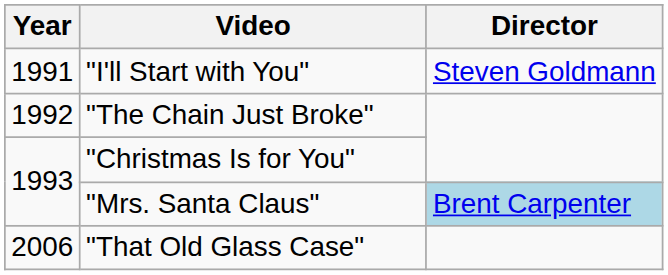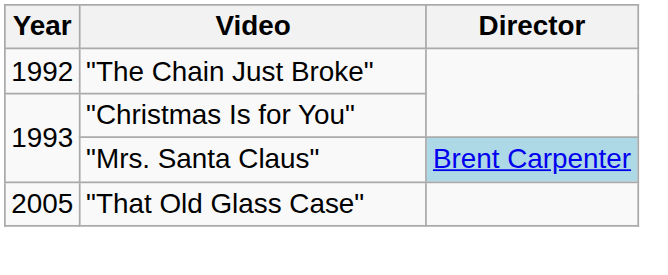- row: (198, 70)
(42, 247) 2006 -> (42, 203) 2005
